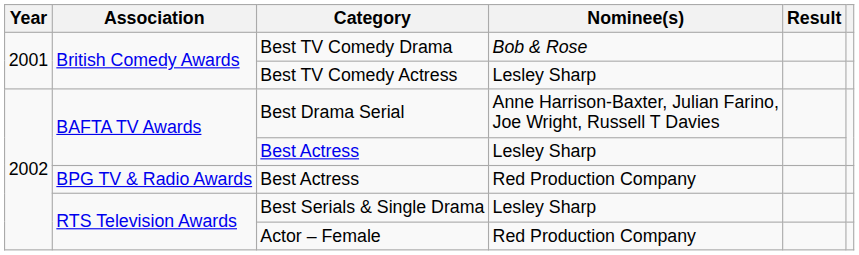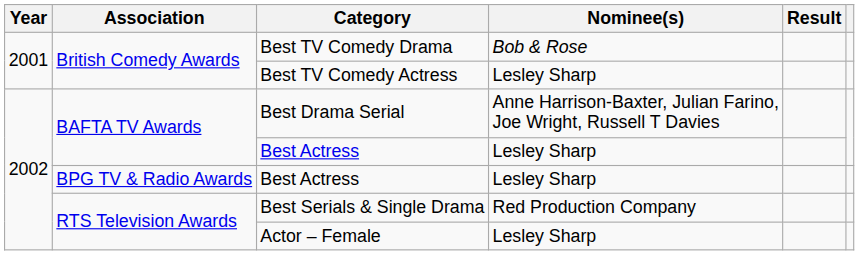(594, 179) Red Production Company -> (544, 179) Lesley Sharp
(544, 207) Lesley Sharp -> (594, 207) Red Production Company
(594, 235) Red Production Company -> (544, 235) Lesley Sharp
